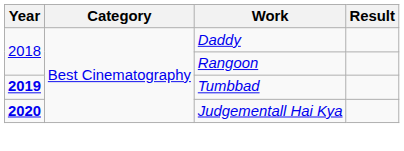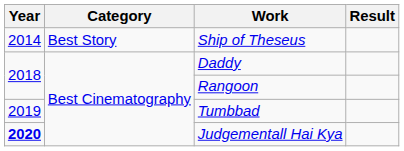+ row: (252, 39)
(24, 87) bold -> (24, 110) normal
